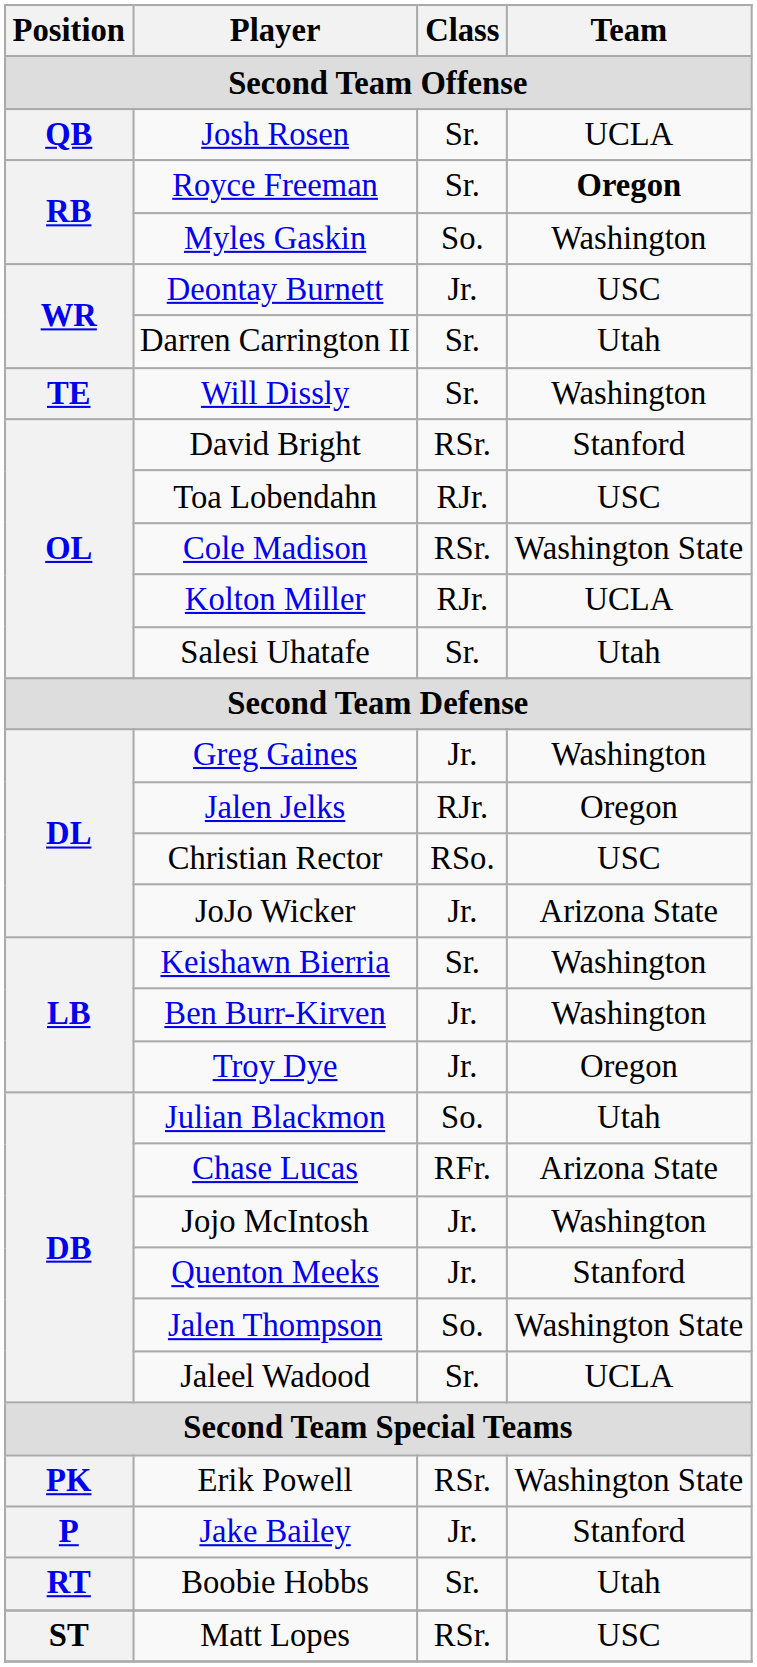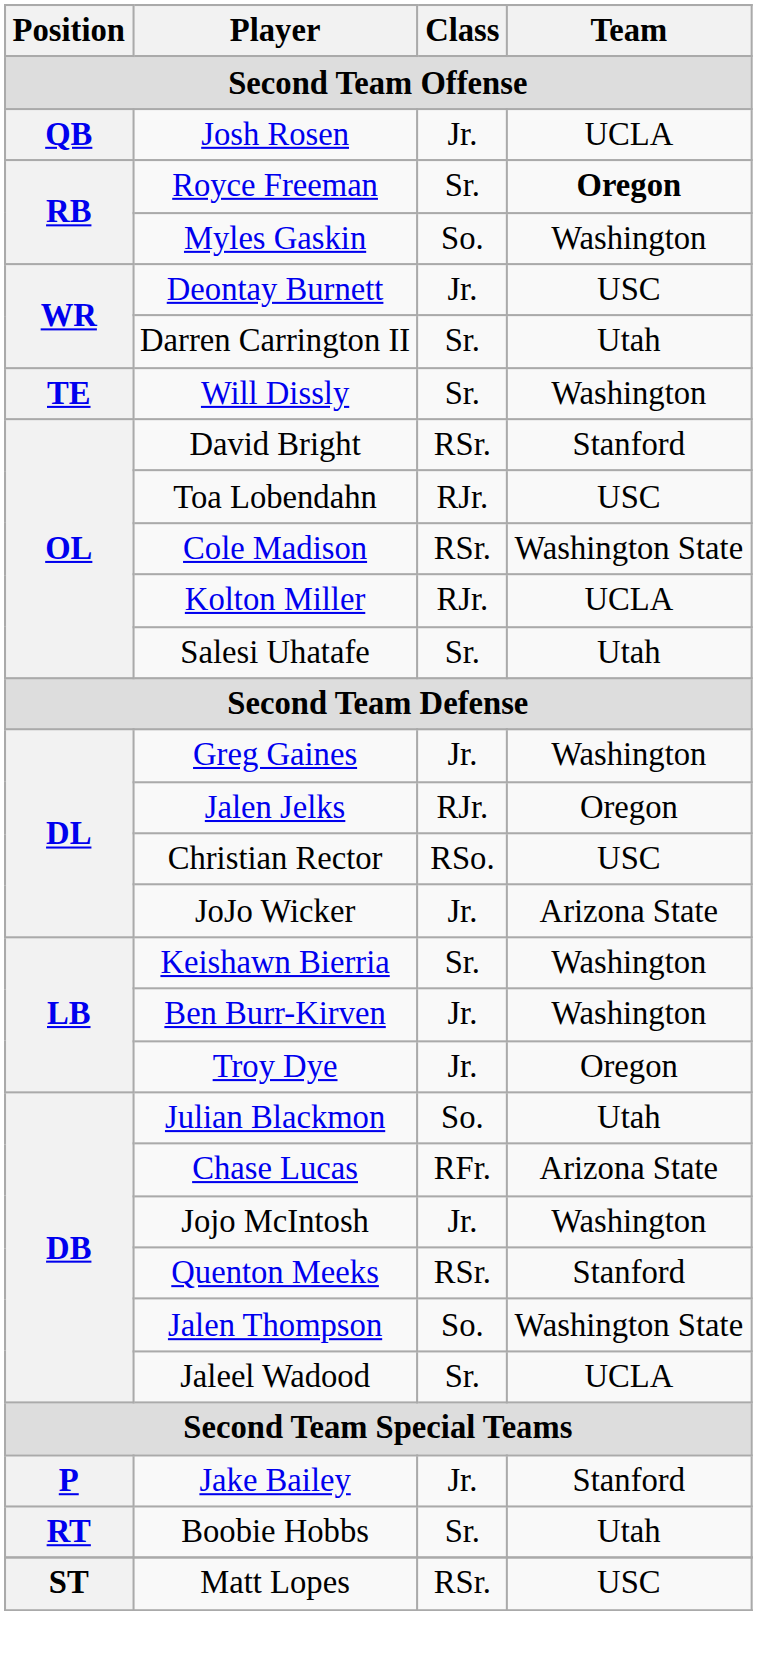(462, 133) Sr. -> (462, 133) Jr.
(462, 1272) Jr. -> (462, 1272) RSr.
- row: (275, 1479)
